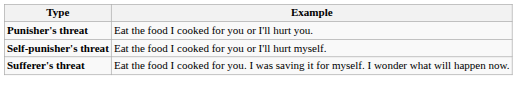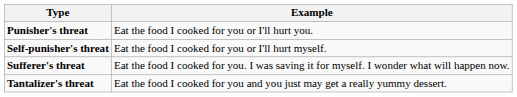+ row: (50, 83)
